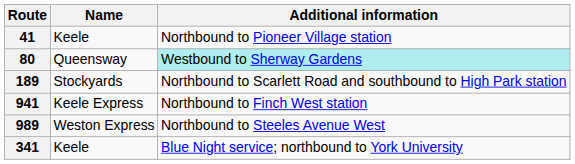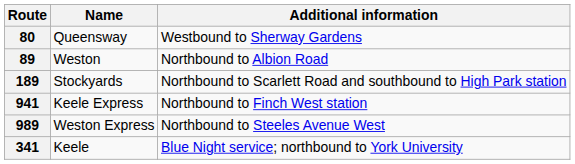- row: (27, 37)
(261, 59) paleturquoise background -> (261, 37) no background
+ row: (27, 59)
